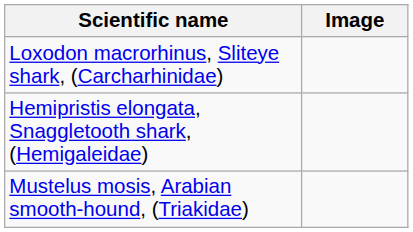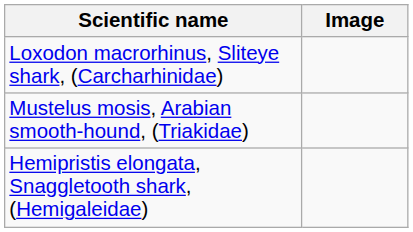rows swapped: (105, 131) <-> (129, 198)
